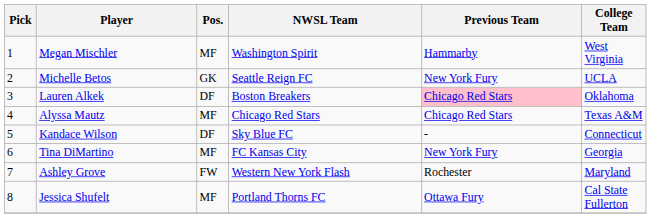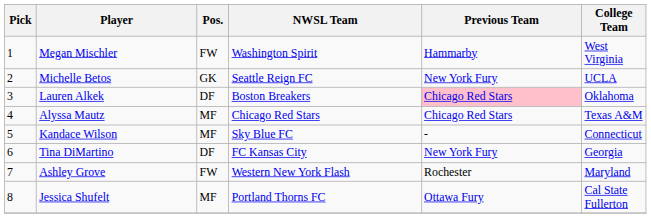(208, 52) MF -> (208, 52) FW
(207, 134) DF -> (208, 134) MF
(208, 153) MF -> (207, 153) DF
